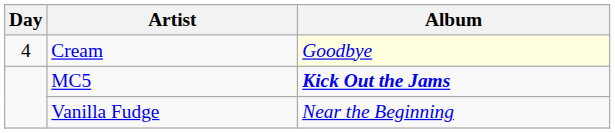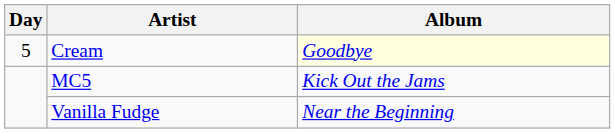(26, 50) 4 -> (26, 50) 5
(376, 81) bold -> (374, 81) normal
